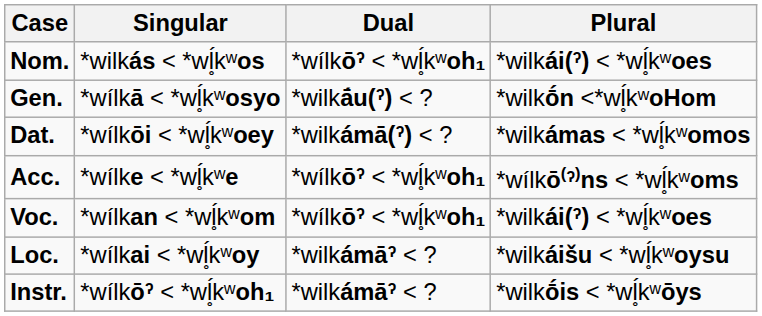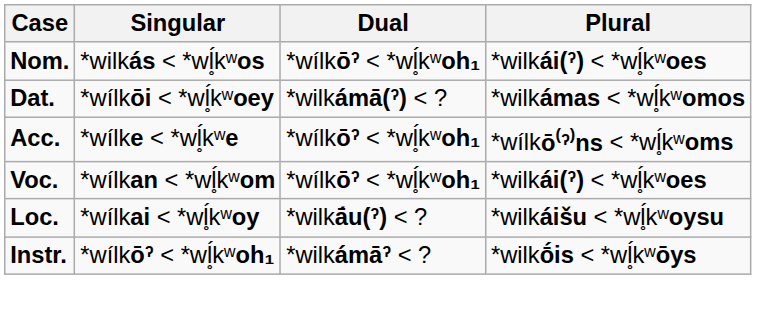- row: (37, 98)
(364, 255) *wilkámāˀ < ? -> (357, 217) *wilkā́u(ˀ) < ?
